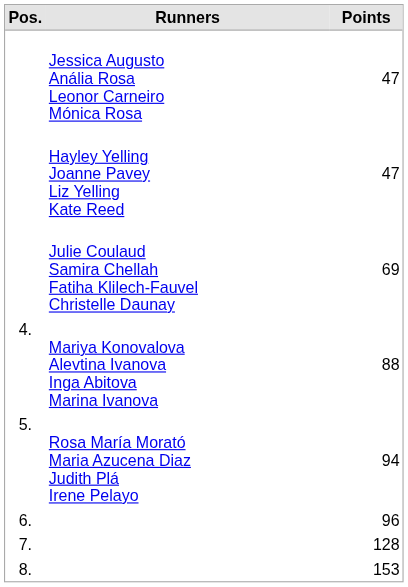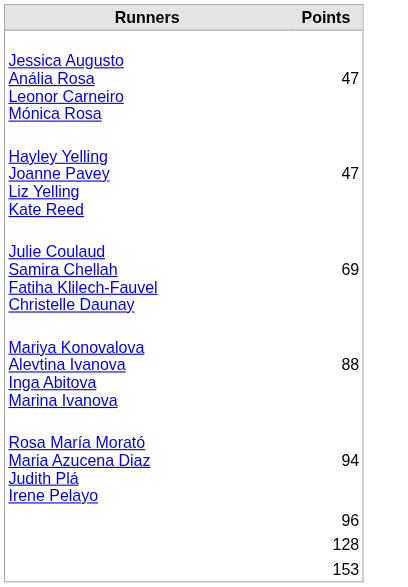- column: (25, 17)
